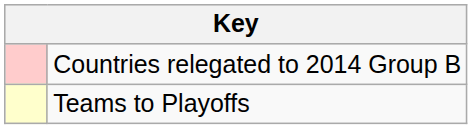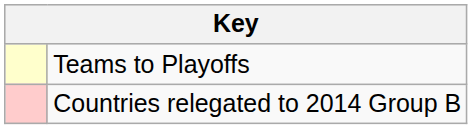rows swapped: (152, 103) <-> (257, 63)
